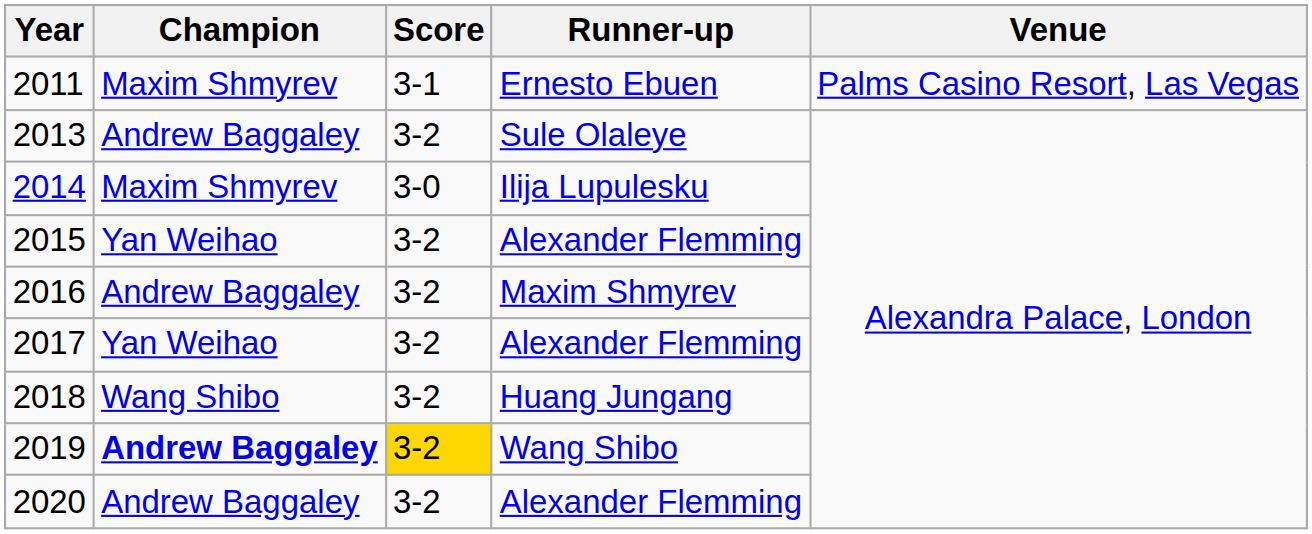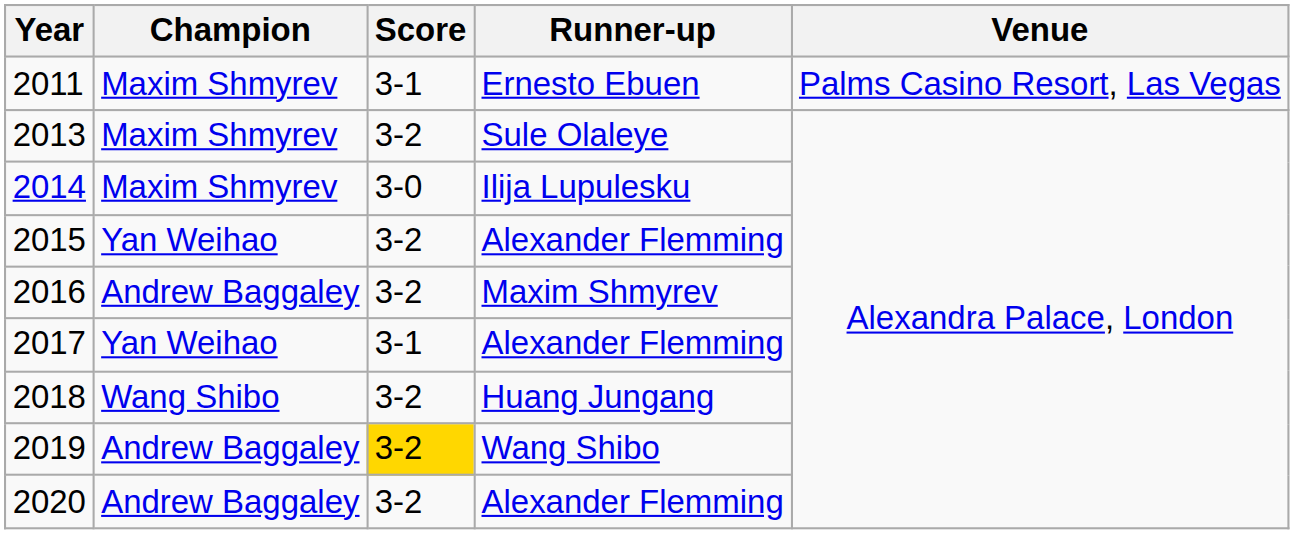(230, 135) Andrew Baggaley -> (219, 135) Maxim Shmyrev
(417, 344) 3-2 -> (399, 344) 3-1
(239, 448) bold -> (230, 448) normal
